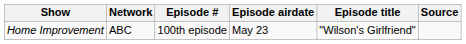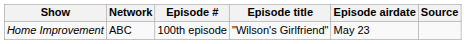columns swapped: (368, 13) <-> (273, 13)
